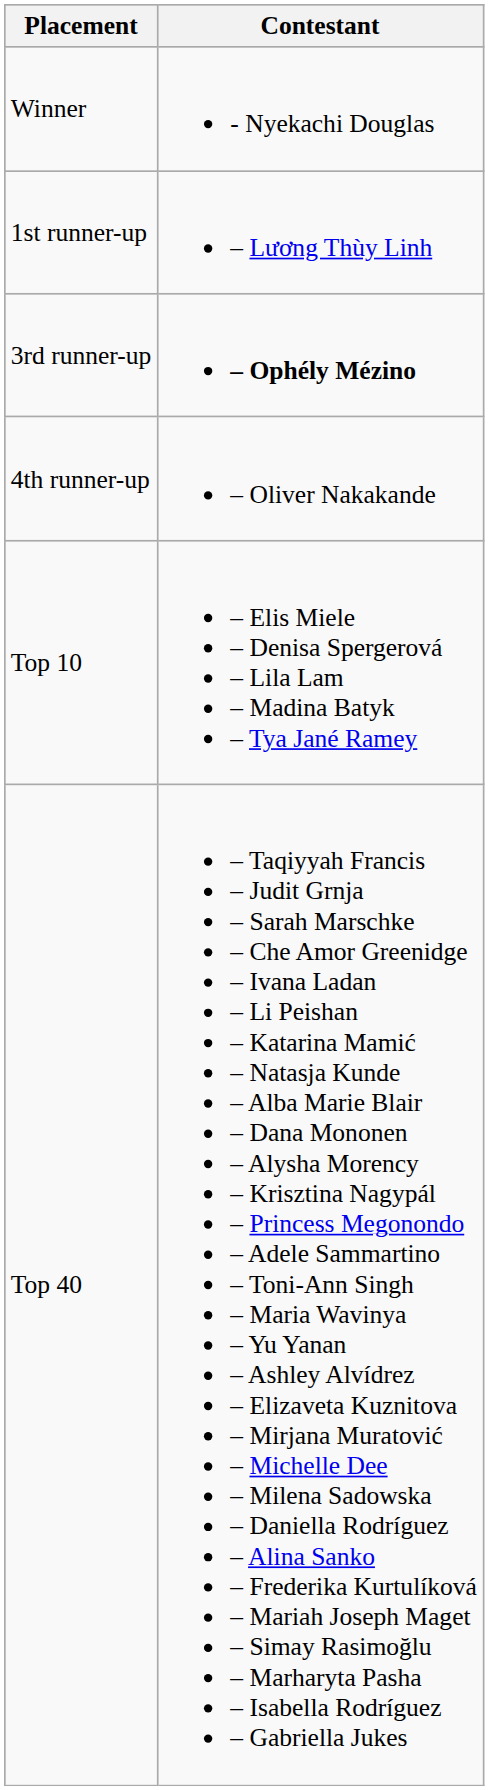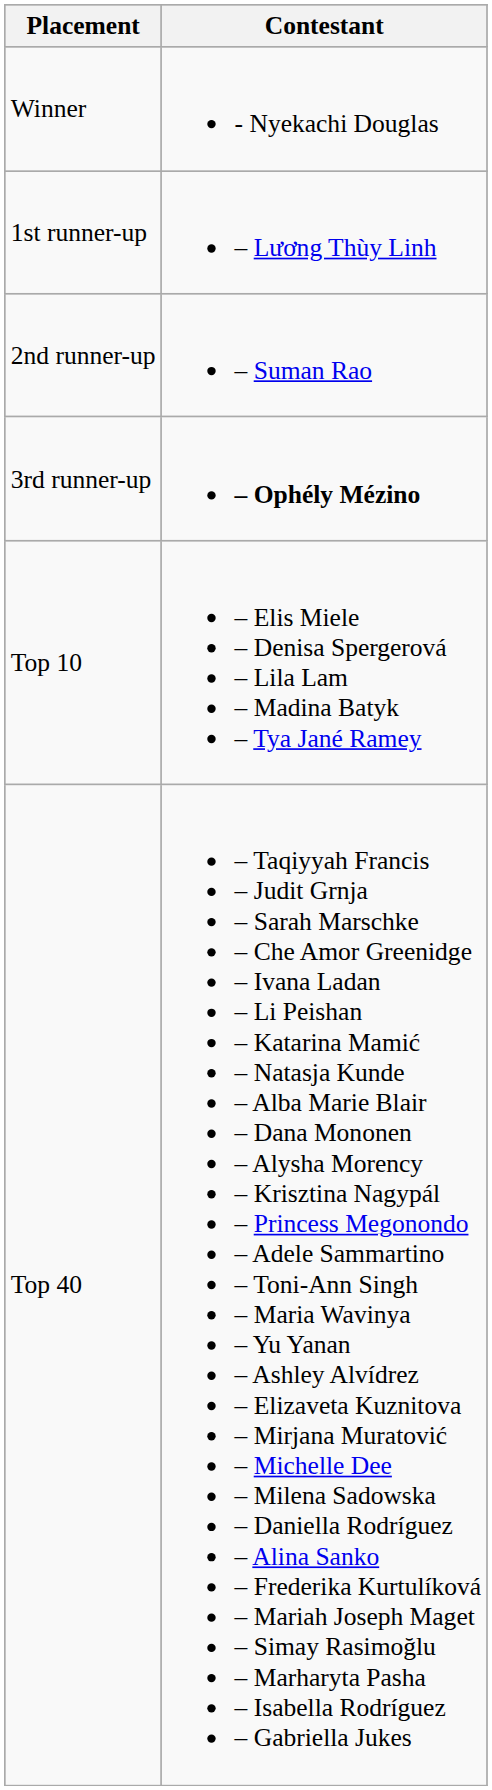+ row: (83, 355)
- row: (80, 478)
